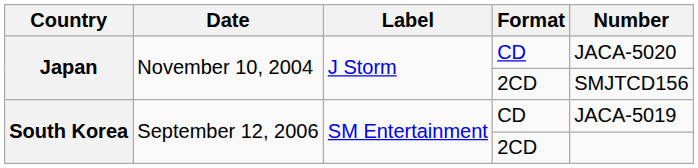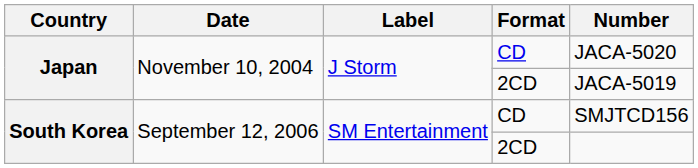(631, 83) SMJTCD156 -> (625, 83) JACA-5019
(625, 115) JACA-5019 -> (631, 115) SMJTCD156
